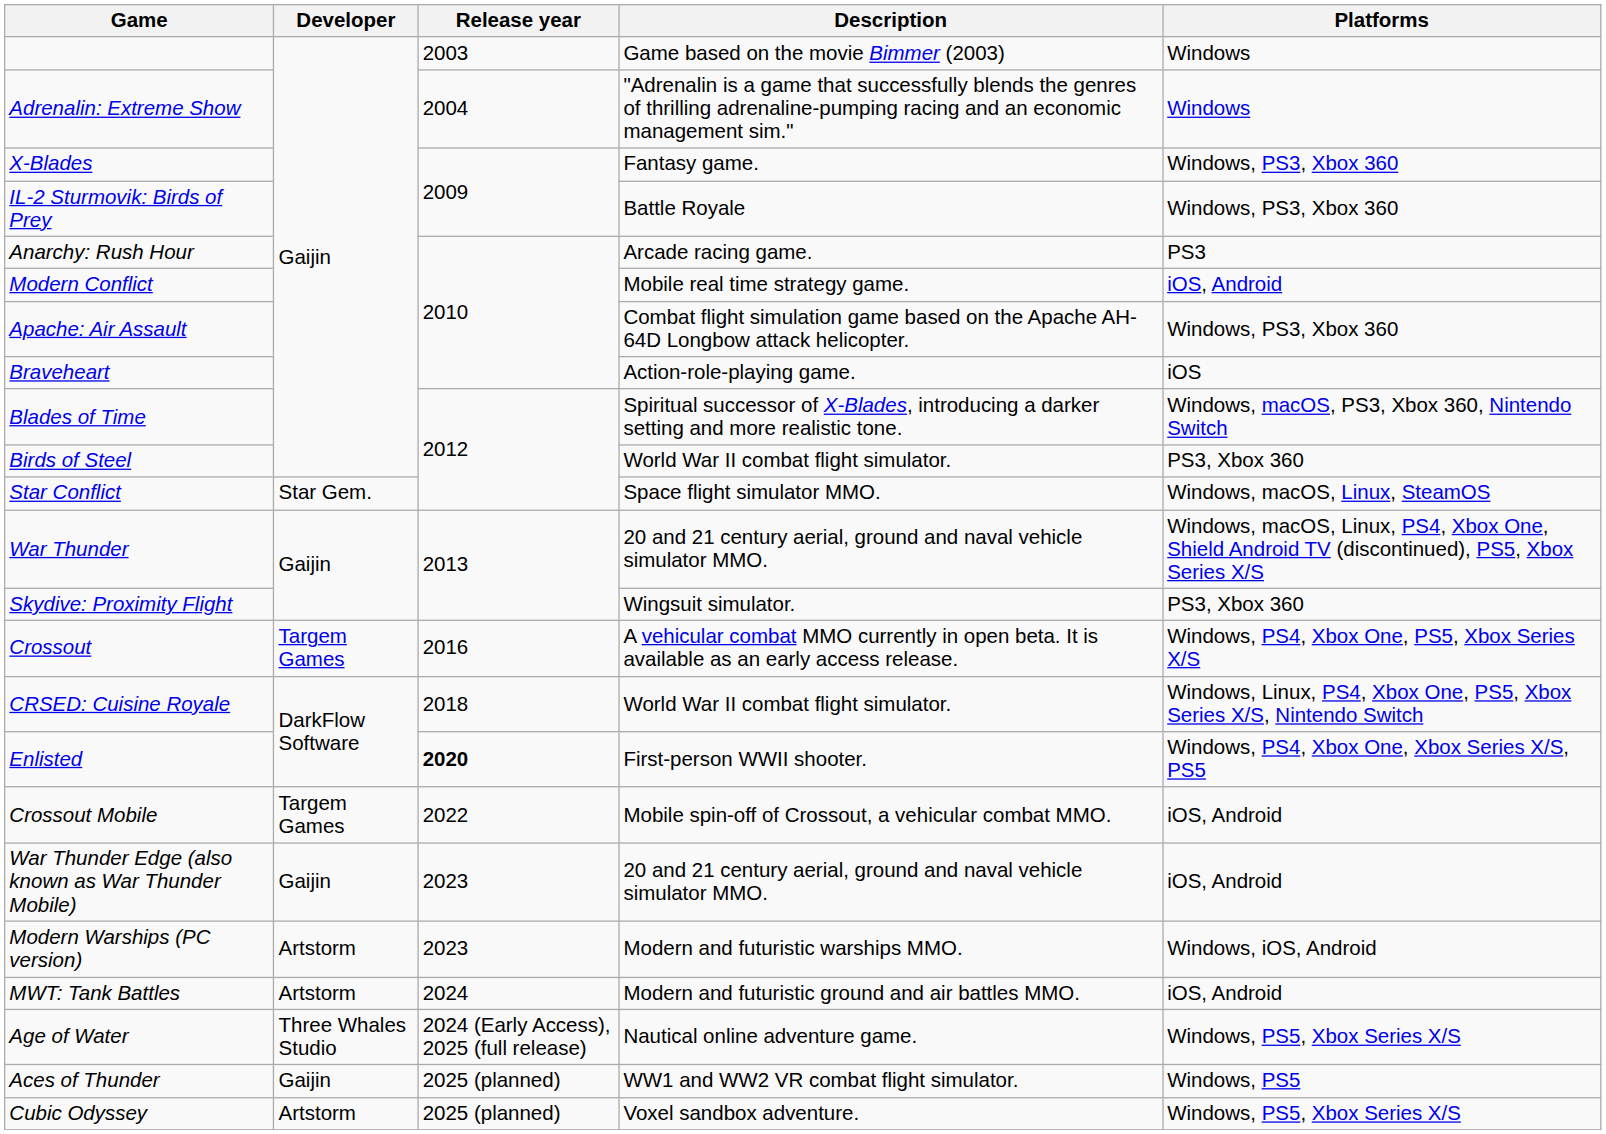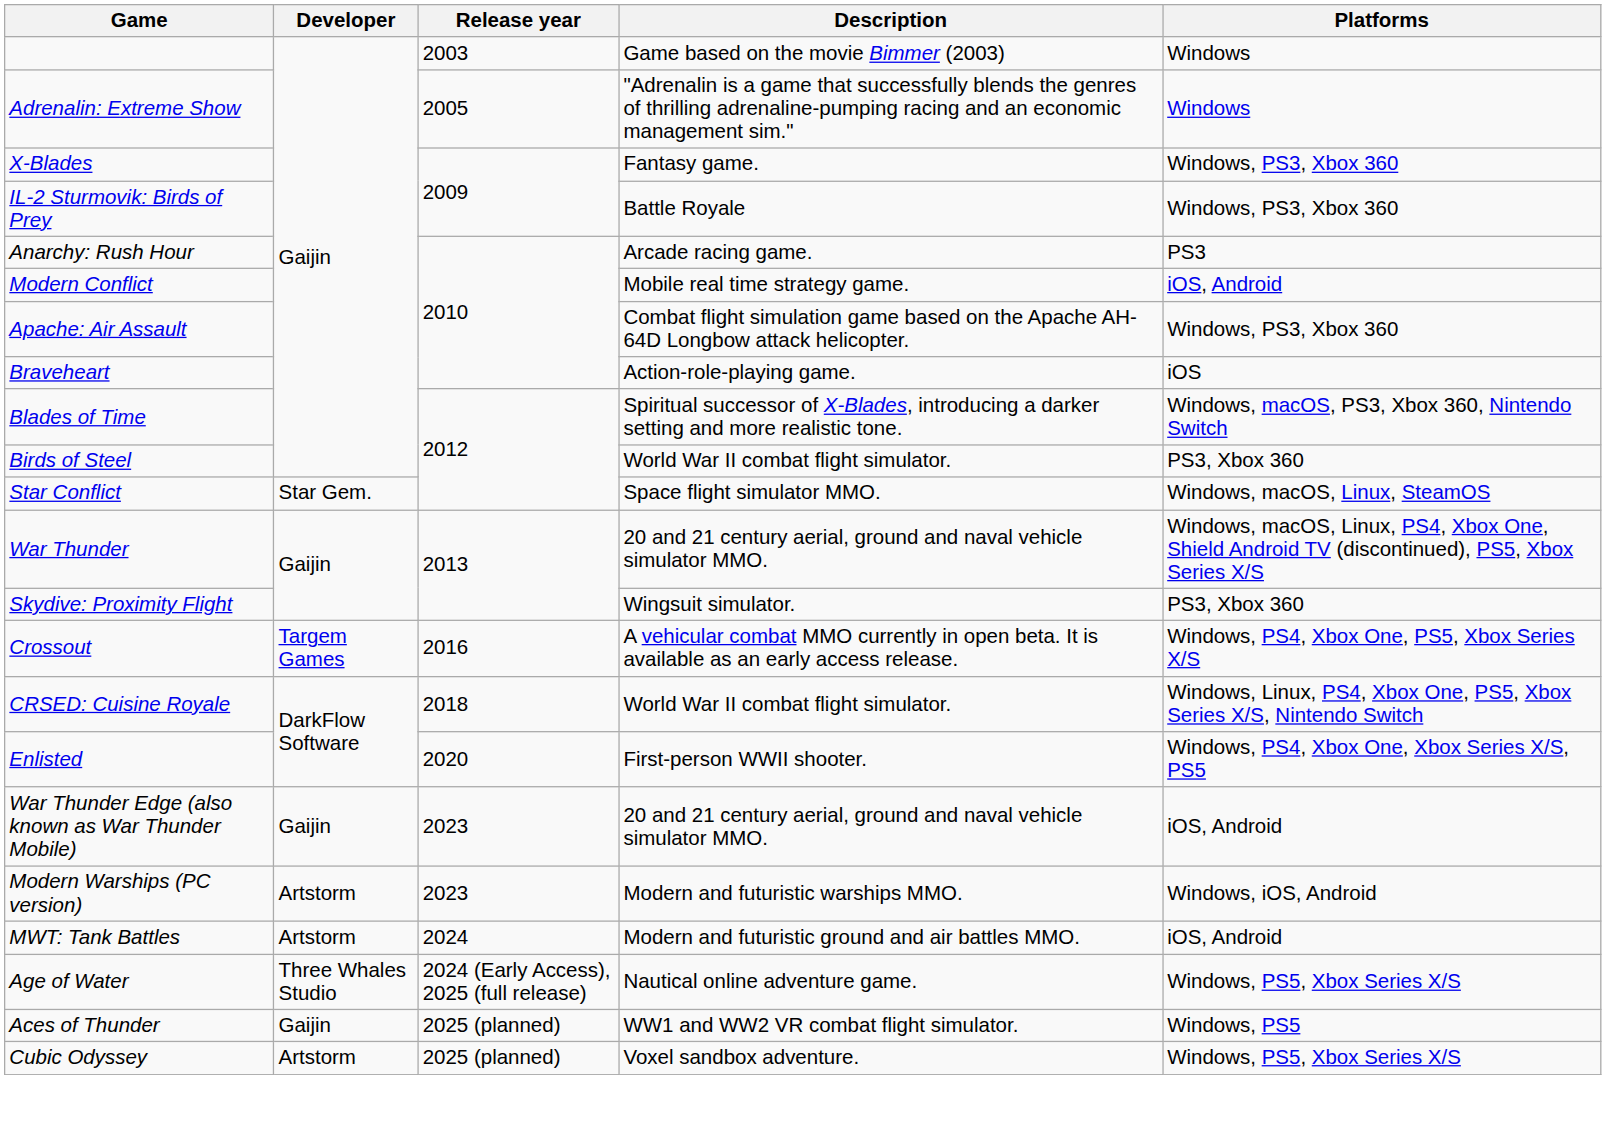(445, 108) 2004 -> (445, 108) 2005
(445, 759) bold -> (445, 759) normal
- row: (83, 814)
